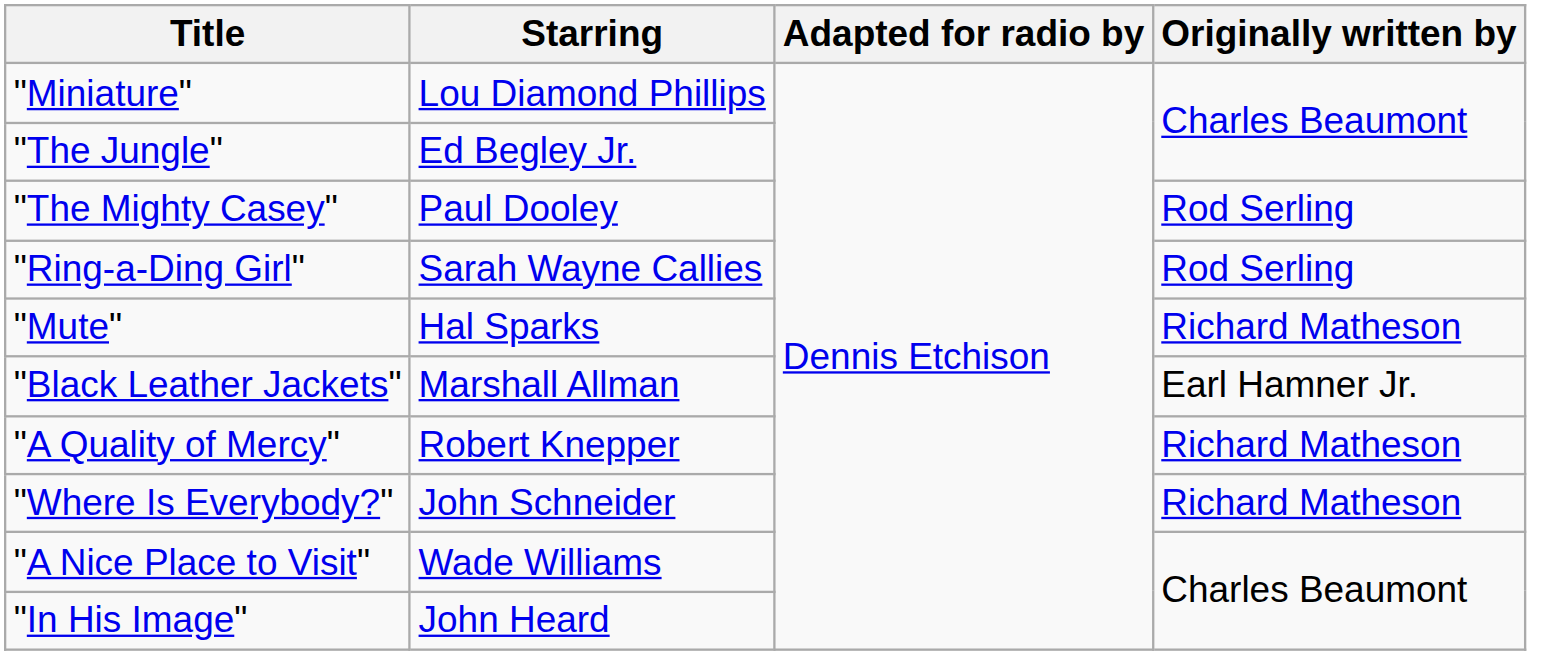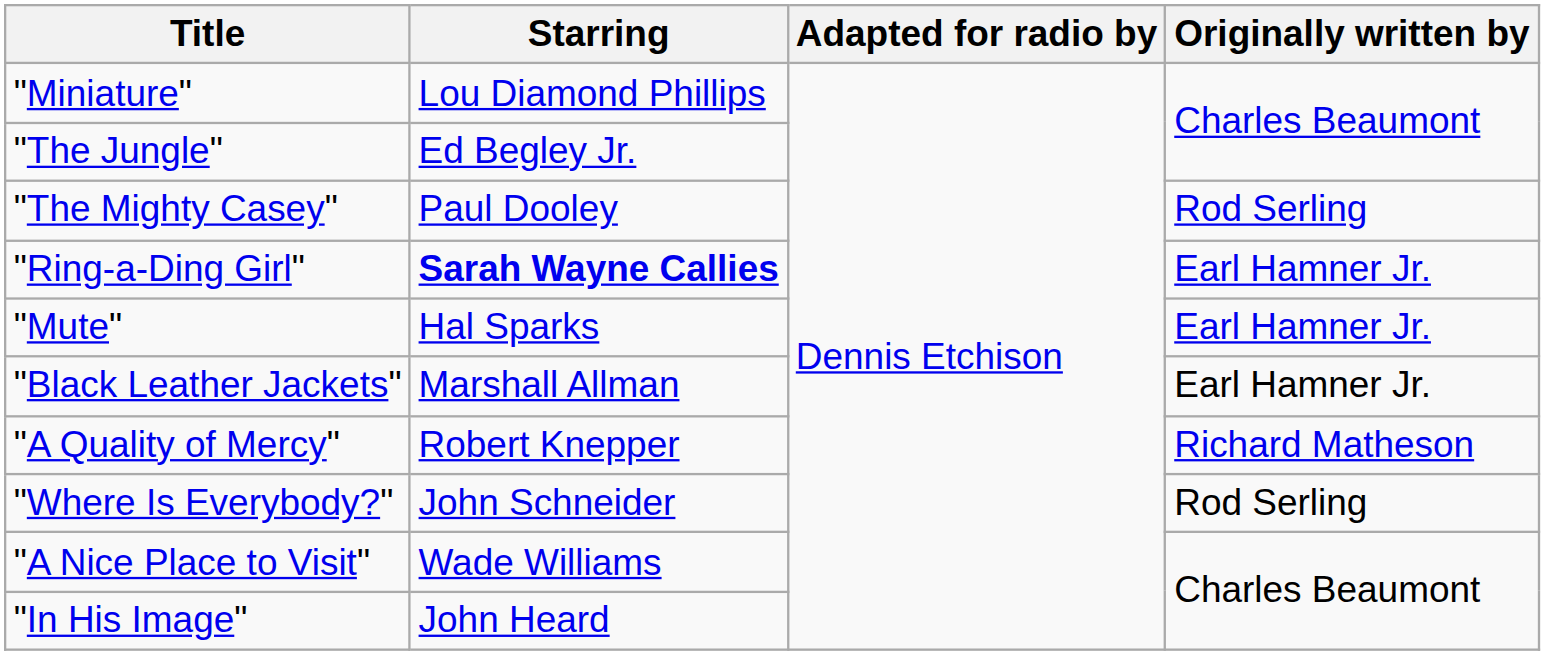(590, 268) normal -> (599, 268) bold
(1258, 268) Rod Serling -> (1303, 268) Earl Hamner Jr.
(1311, 326) Richard Matheson -> (1303, 326) Earl Hamner Jr.
(1311, 502) Richard Matheson -> (1271, 502) Rod Serling
